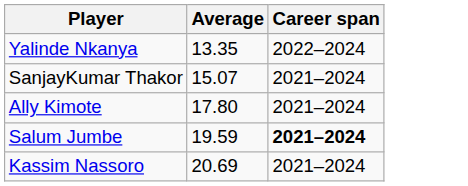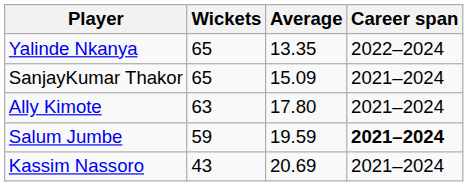+ column: (226, 19)
(215, 78) 15.07 -> (293, 78) 15.09
